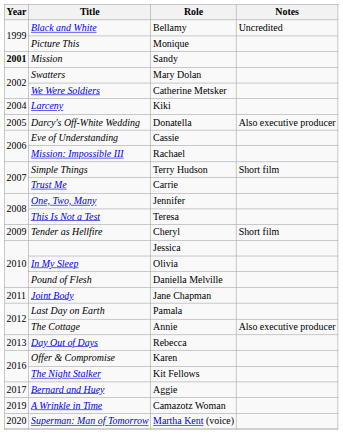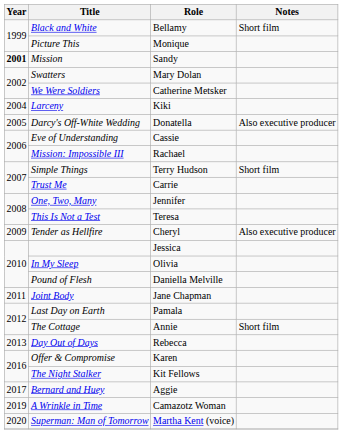(261, 28) Uncredited -> (259, 28) Short film
(259, 232) Short film -> (287, 232) Also executive producer
(287, 327) Also executive producer -> (259, 327) Short film
